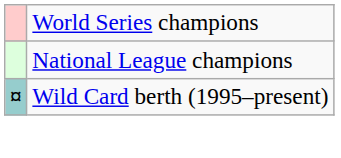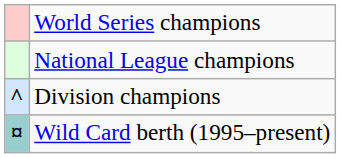+ row: (127, 96)
